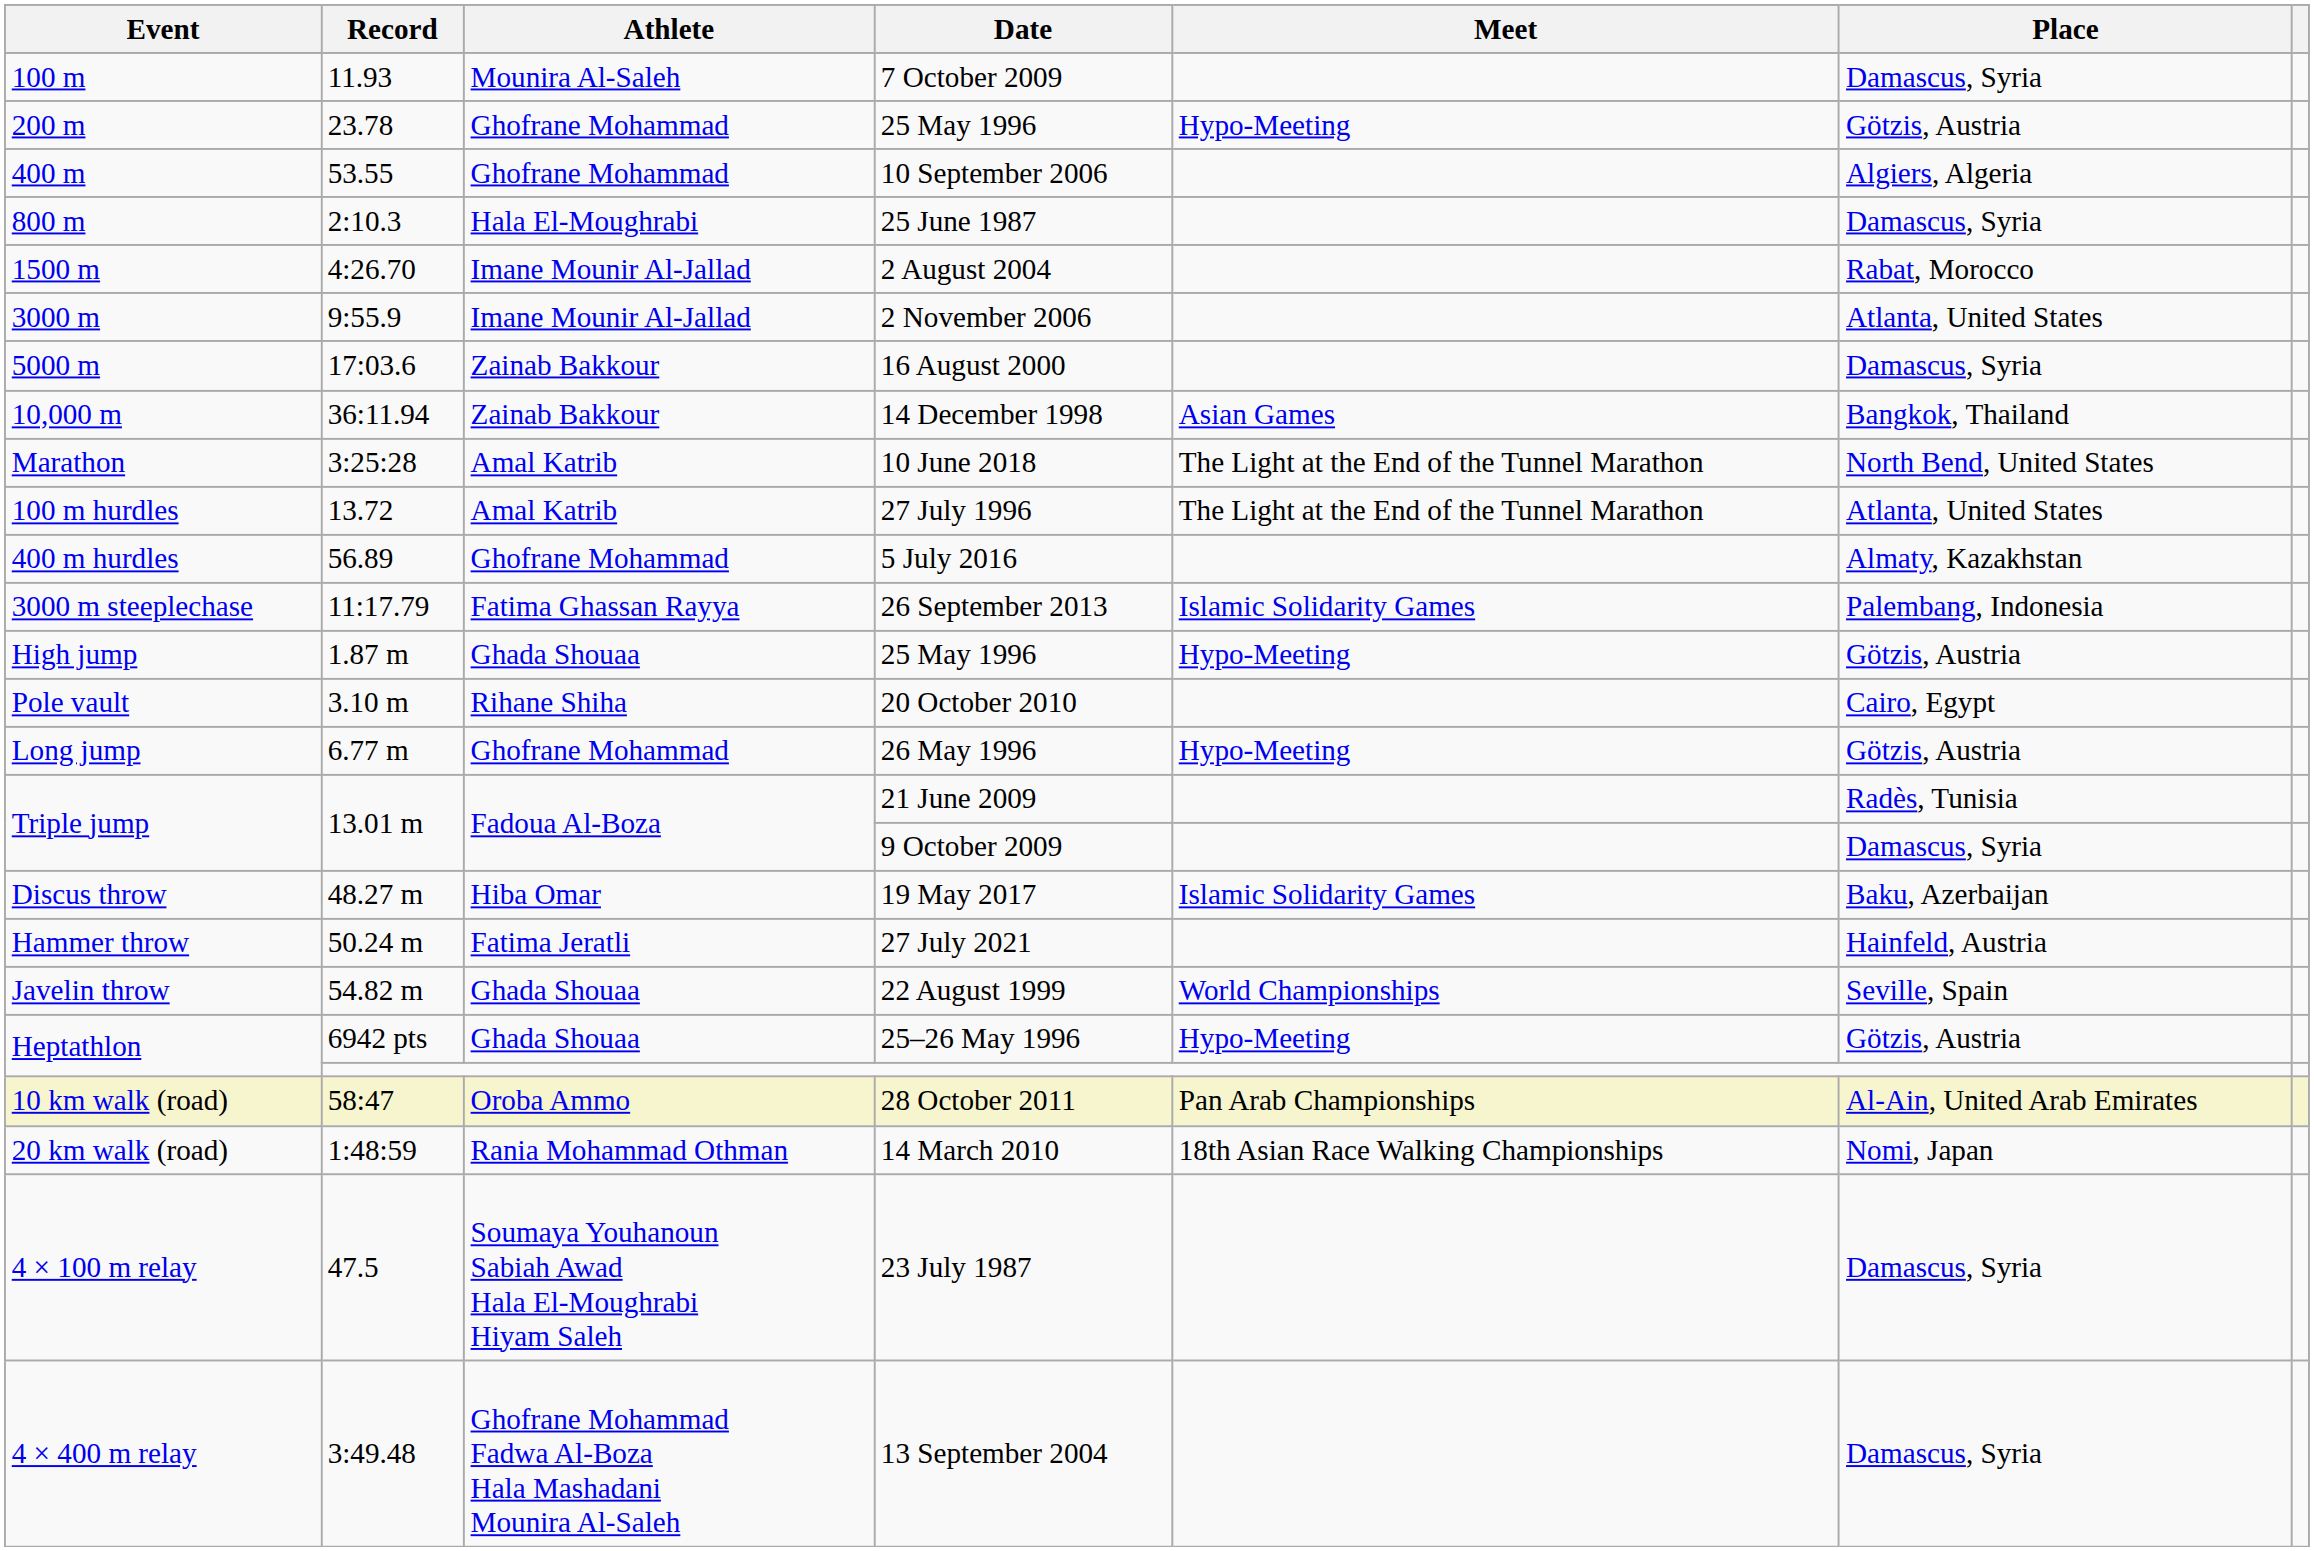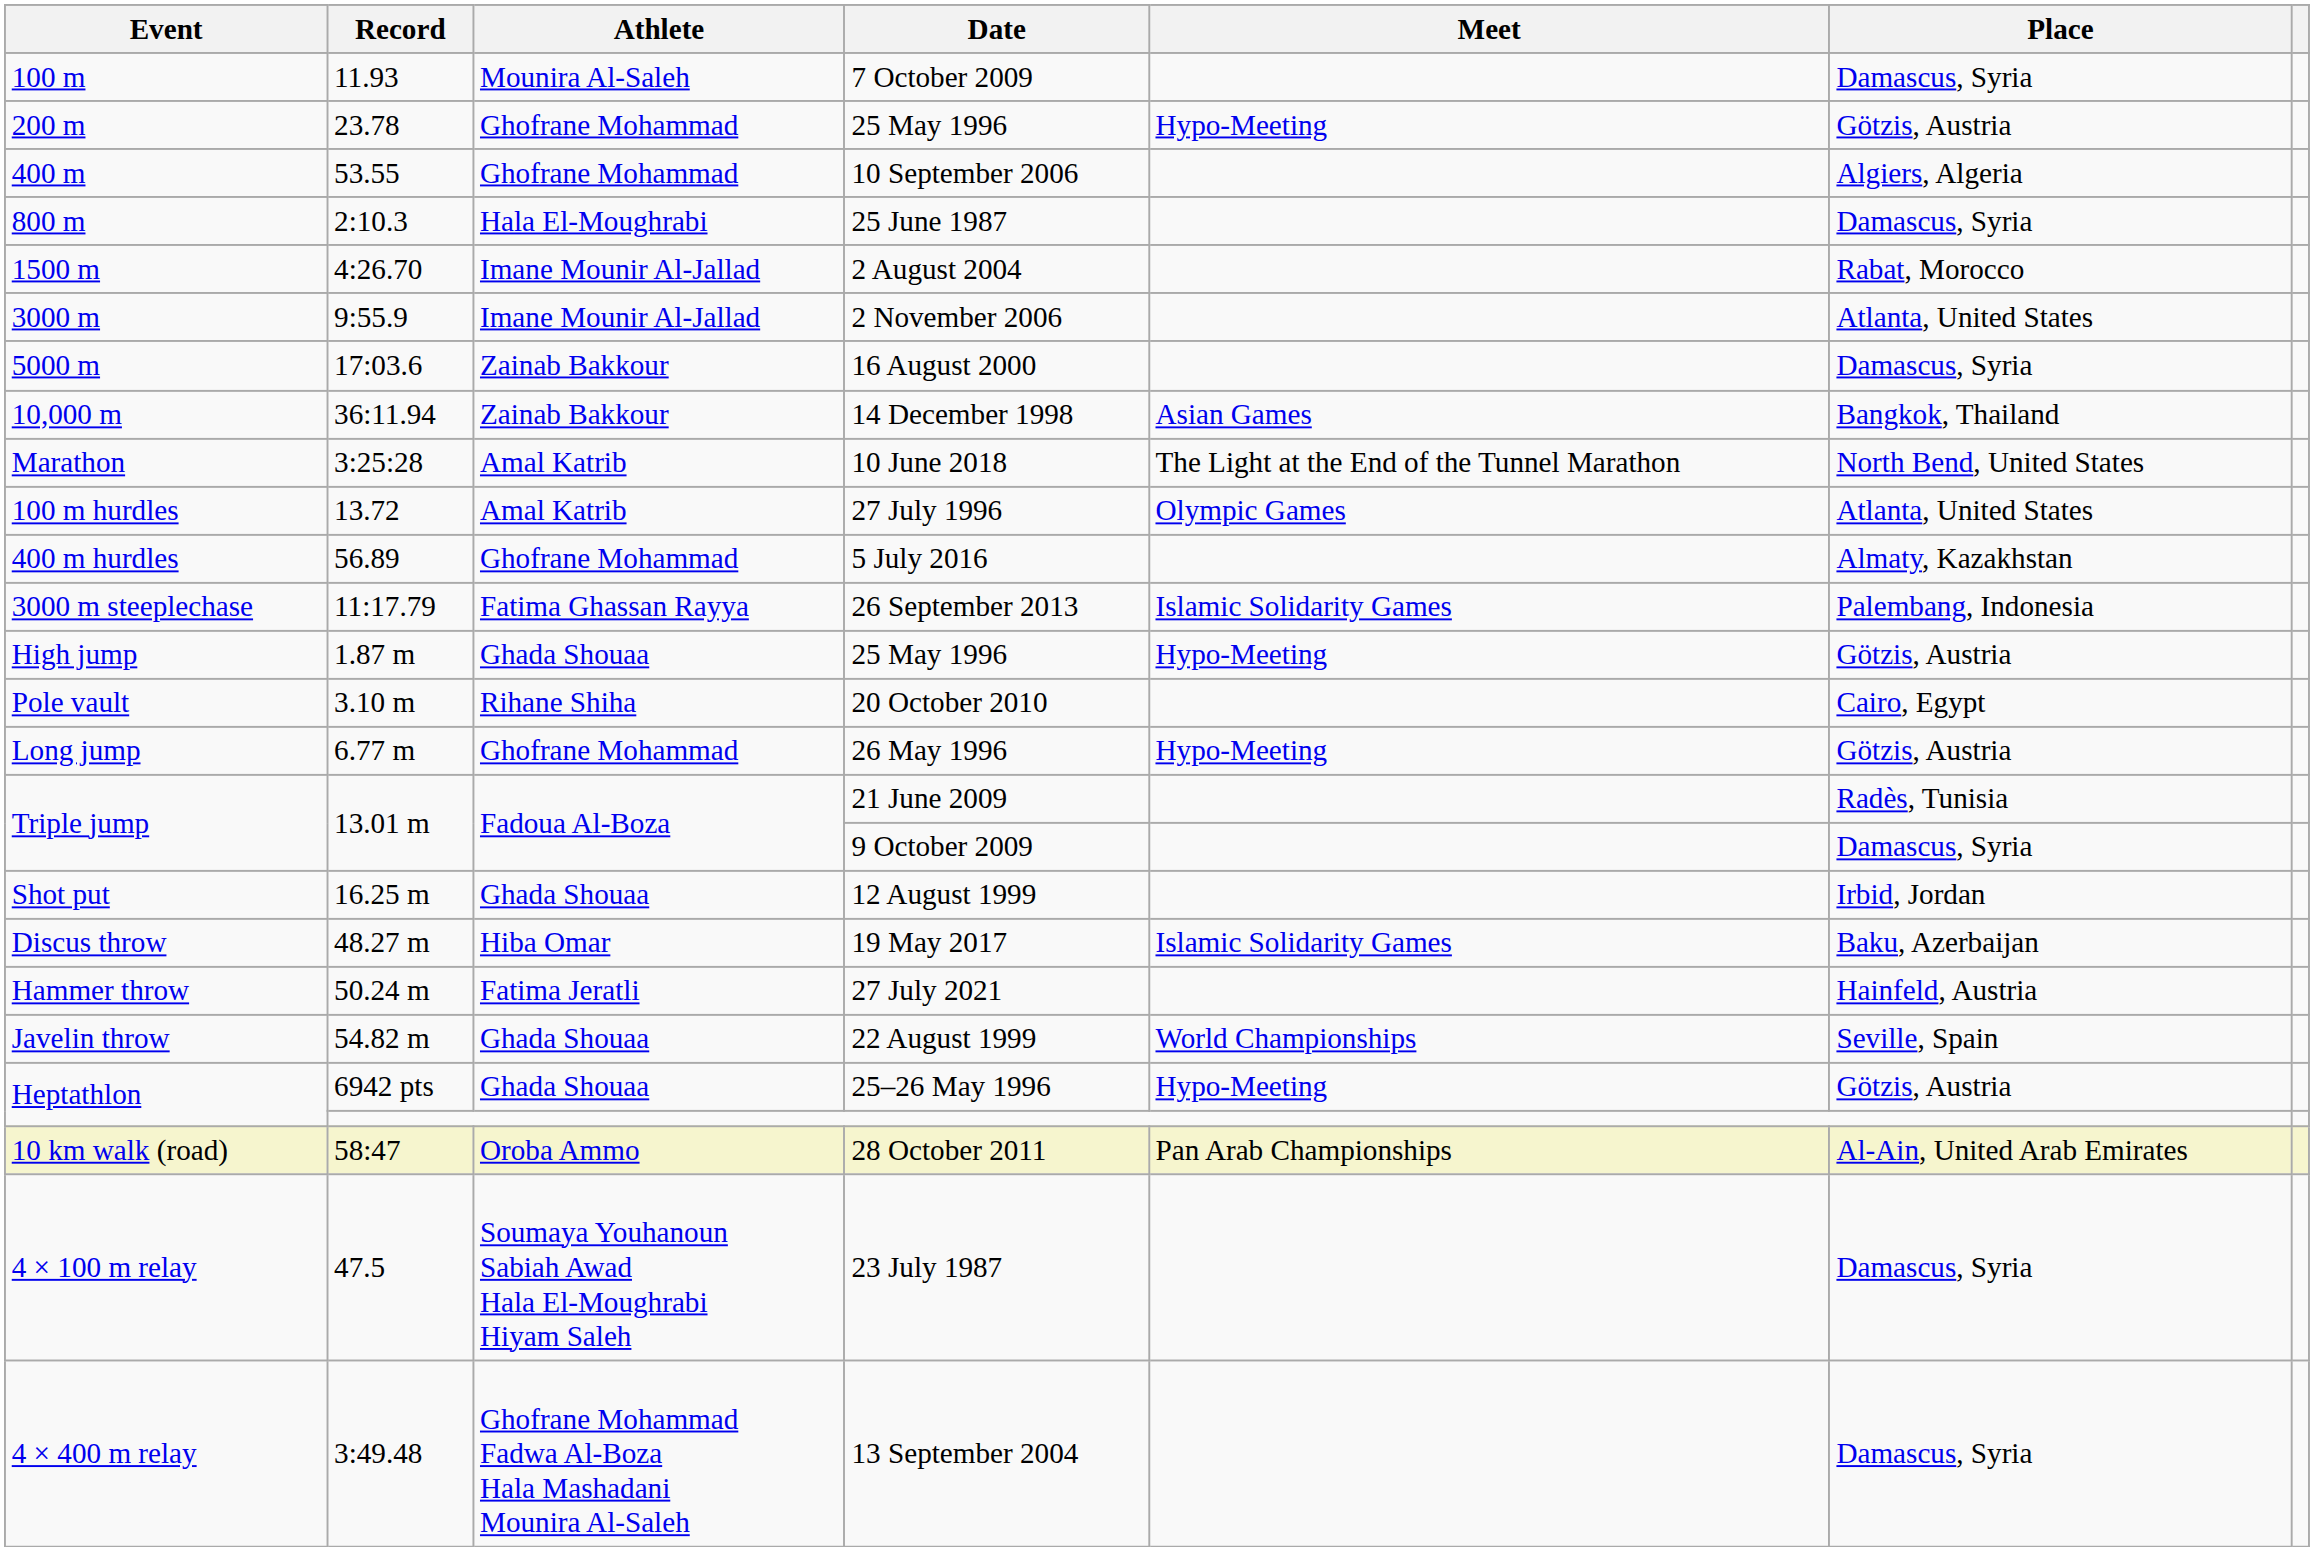(1441, 509) The Light at the End of the Tunnel Marathon -> (1251, 509) Olympic Games
+ row: (61, 894)
- row: (120, 1149)
